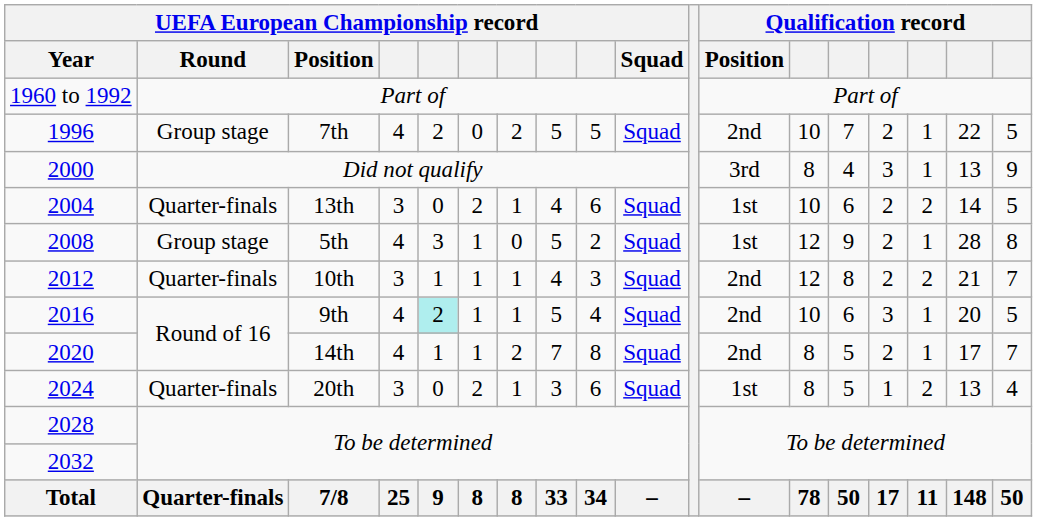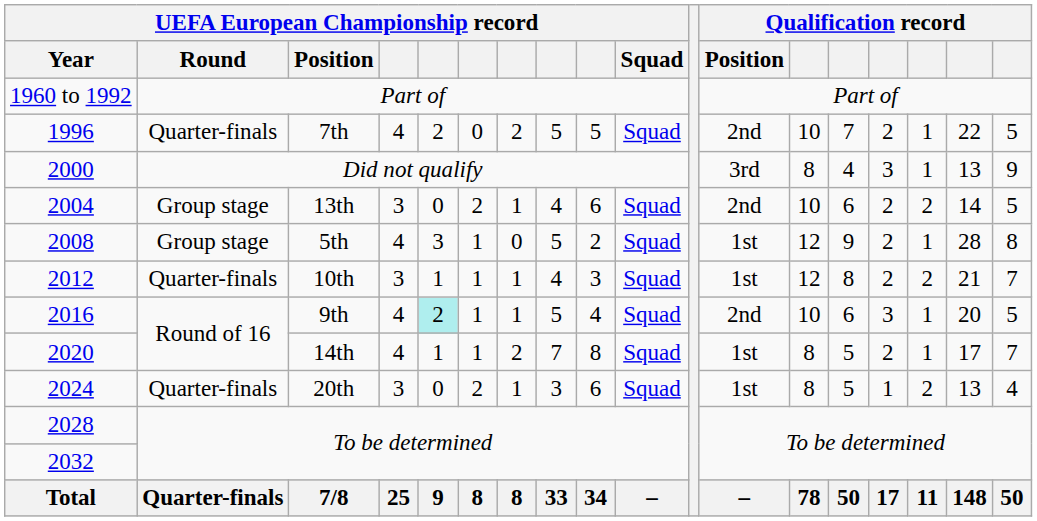(213, 132) Group stage -> (213, 132) Quarter-finals
(213, 205) Quarter-finals -> (213, 205) Group stage
(744, 205) 1st -> (744, 205) 2nd
(744, 278) 2nd -> (744, 278) 1st
(744, 351) 2nd -> (744, 351) 1st
